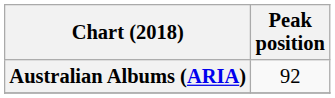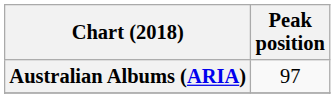(290, 76) 92 -> (290, 76) 97
